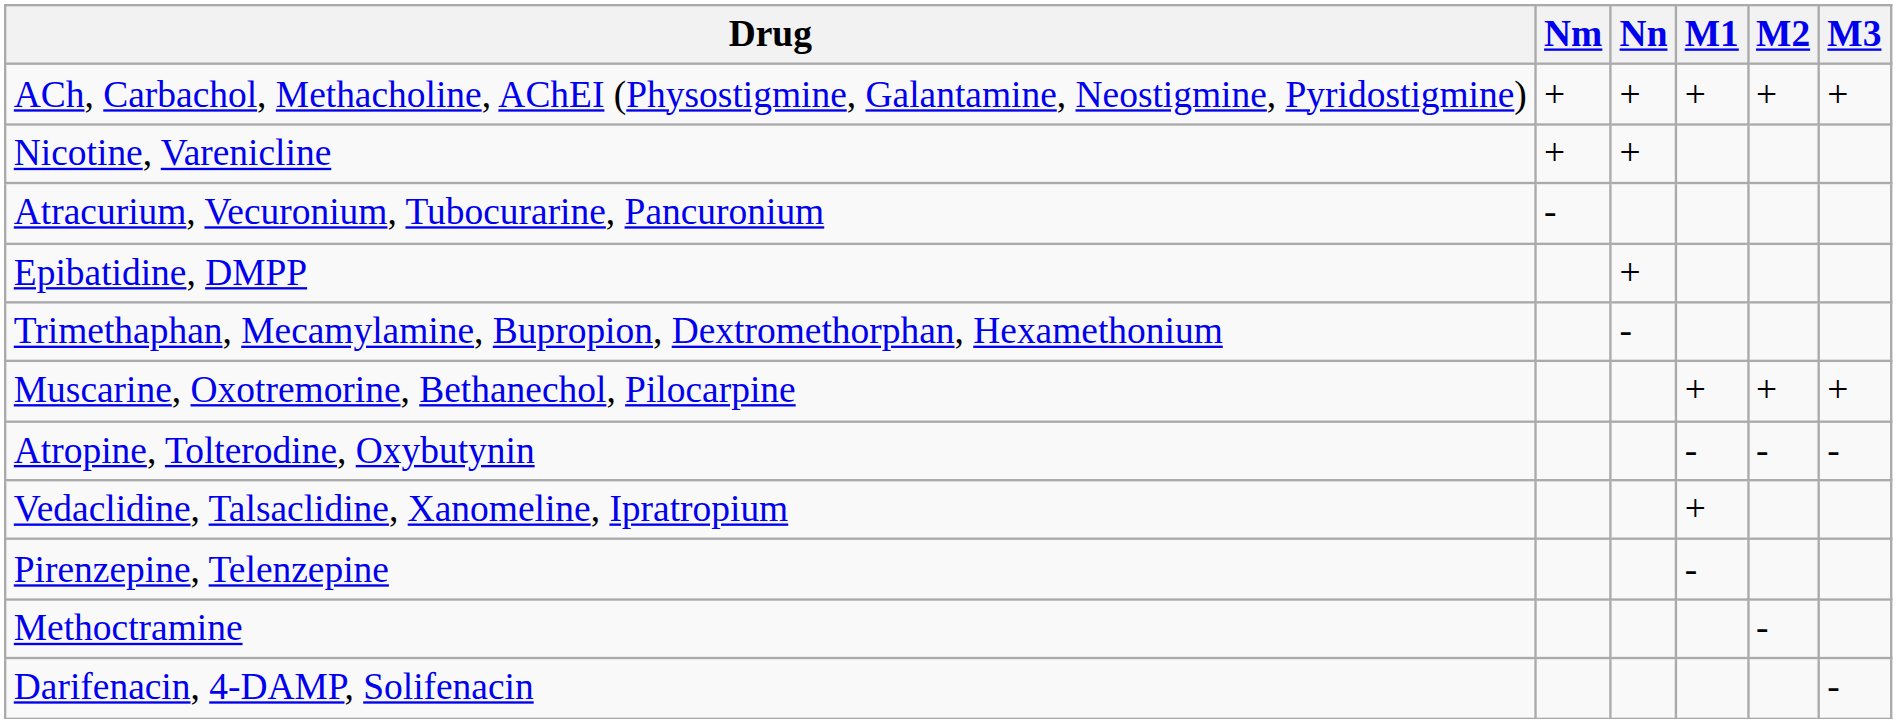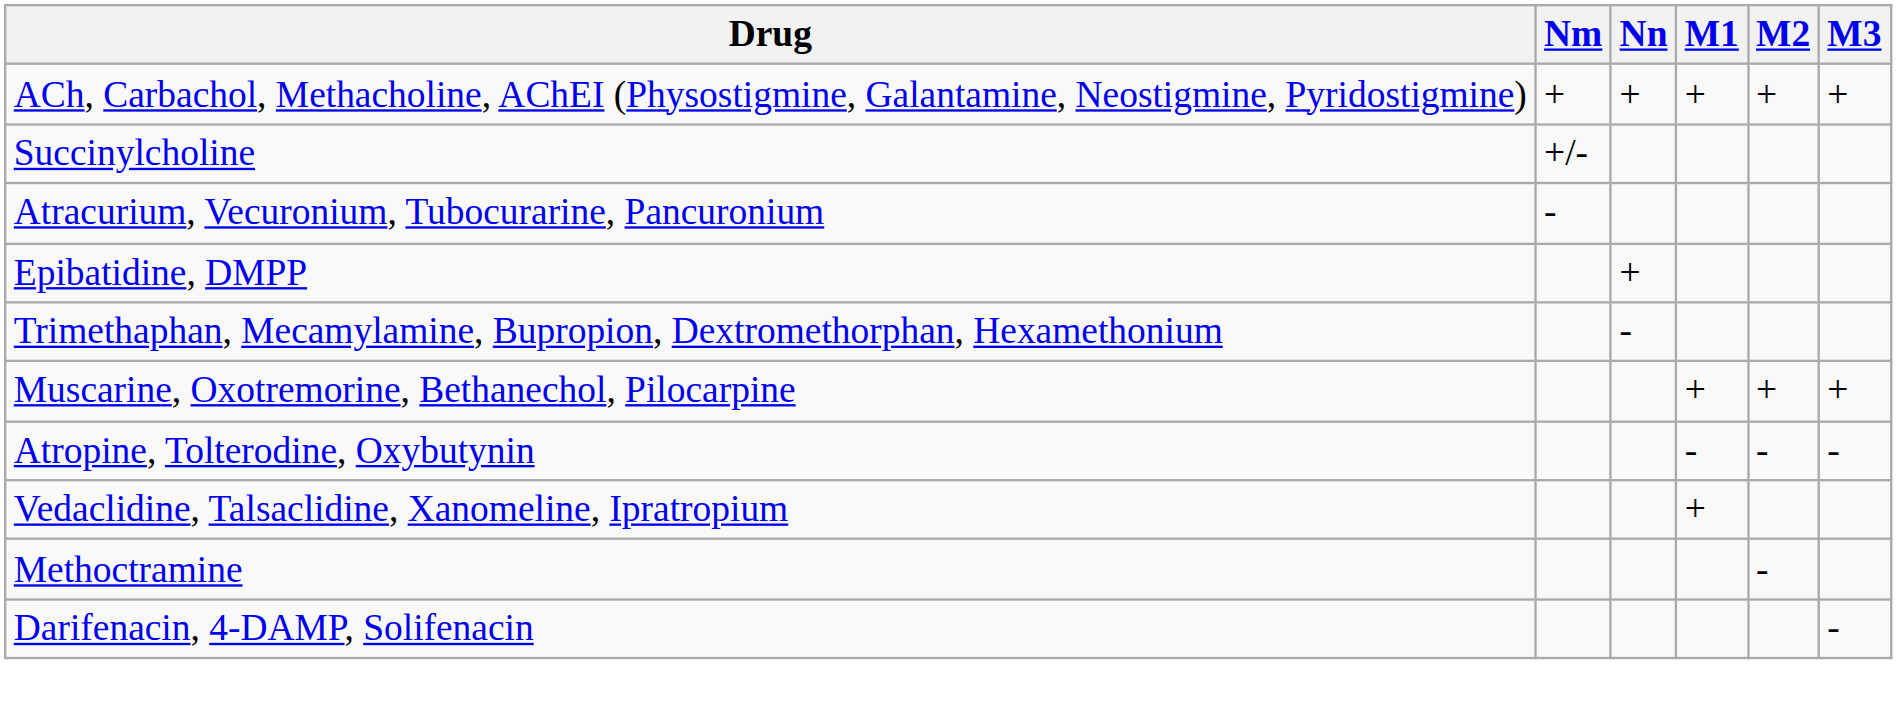- row: (173, 152)
+ row: (134, 152)
- row: (201, 568)
